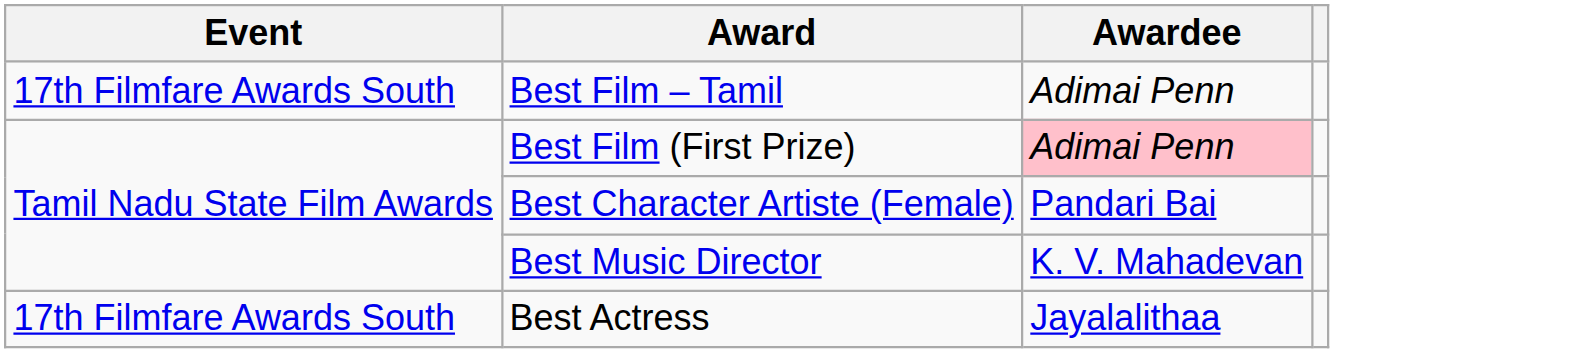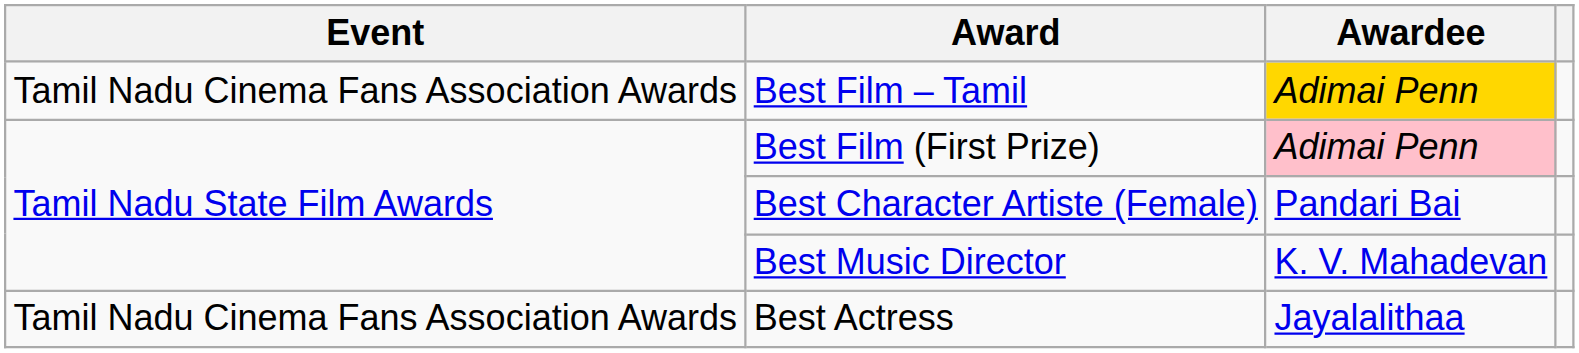(234, 90) 17th Filmfare Awards South -> (375, 90) Tamil Nadu Cinema Fans Association Awards
(1132, 90) no background -> (1377, 90) gold background
(234, 318) 17th Filmfare Awards South -> (375, 318) Tamil Nadu Cinema Fans Association Awards
